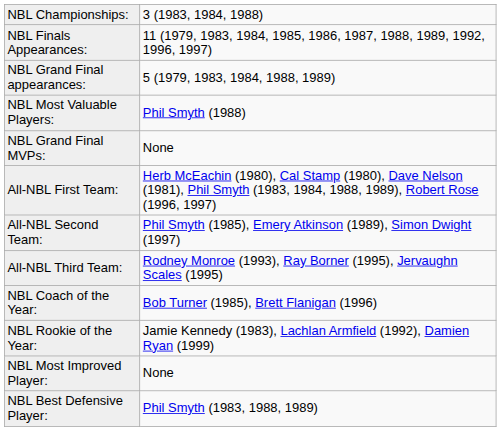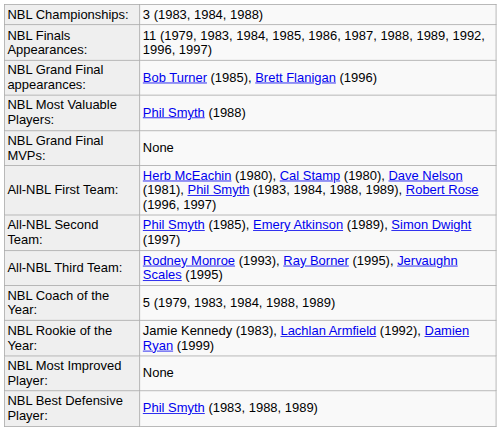(239, 77) 5 (1979, 1983, 1984, 1988, 1989) -> (260, 77) Bob Turner (1985), Brett Flanigan (1996)
(260, 303) Bob Turner (1985), Brett Flanigan (1996) -> (239, 303) 5 (1979, 1983, 1984, 1988, 1989)
